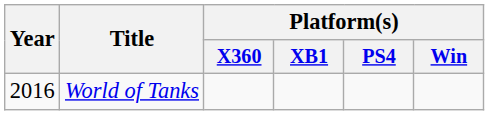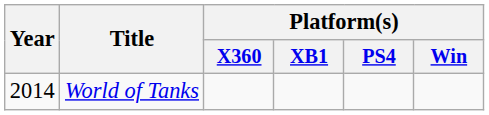(32, 91) 2016 -> (32, 91) 2014
